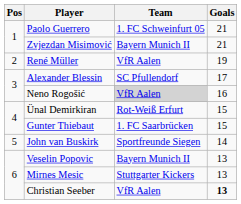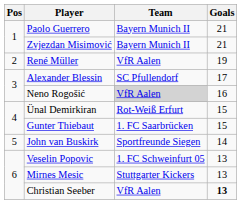(161, 28) 1. FC Schweinfurt 05 -> (153, 28) Bayern Munich II
(153, 158) Bayern Munich II -> (161, 158) 1. FC Schweinfurt 05
